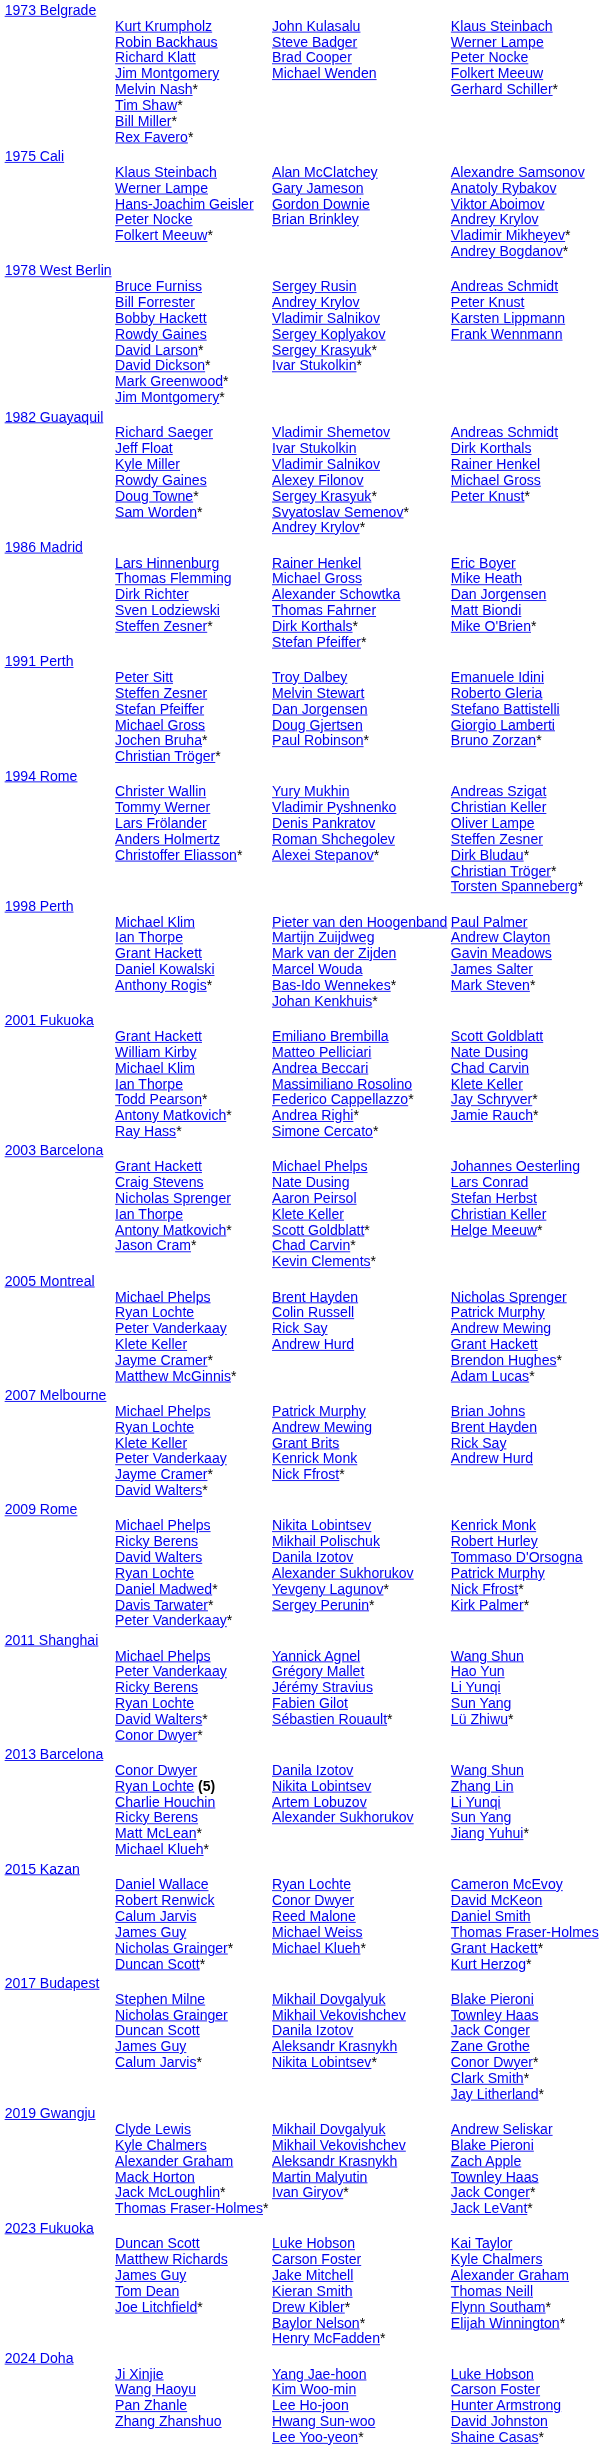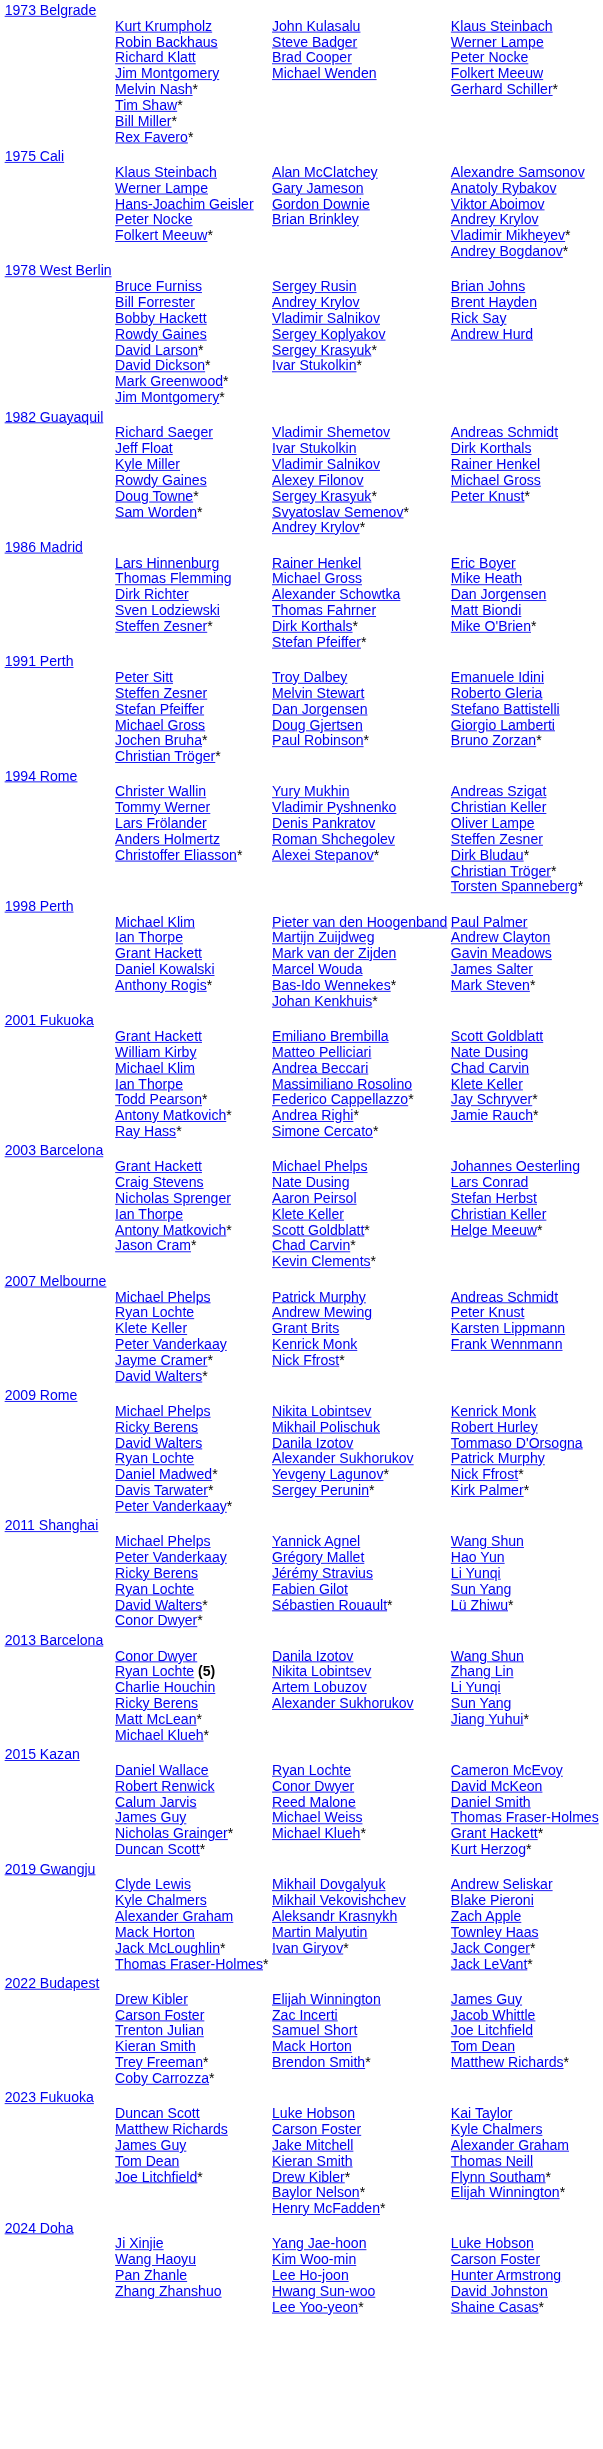(508, 310) Andreas Schmidt Peter Knust Karsten Lippmann Frank Wennmann -> (494, 310) Brian Johns Brent Hayden Rick Say Andrew Hurd
- row: (50, 1281)
(494, 1435) Brian Johns Brent Hayden Rick Say Andrew Hurd -> (508, 1320) Andreas Schmidt Peter Knust Karsten Lippmann Frank Wennmann
- row: (52, 1983)
+ row: (52, 1983)
